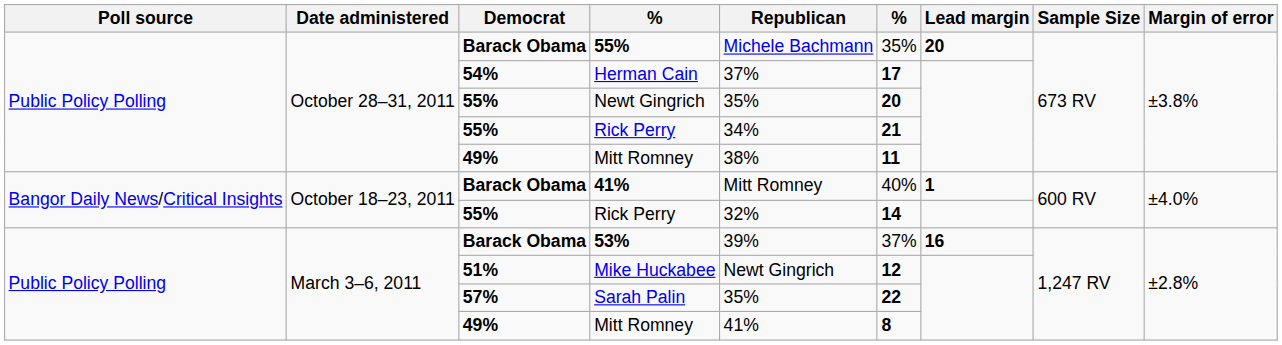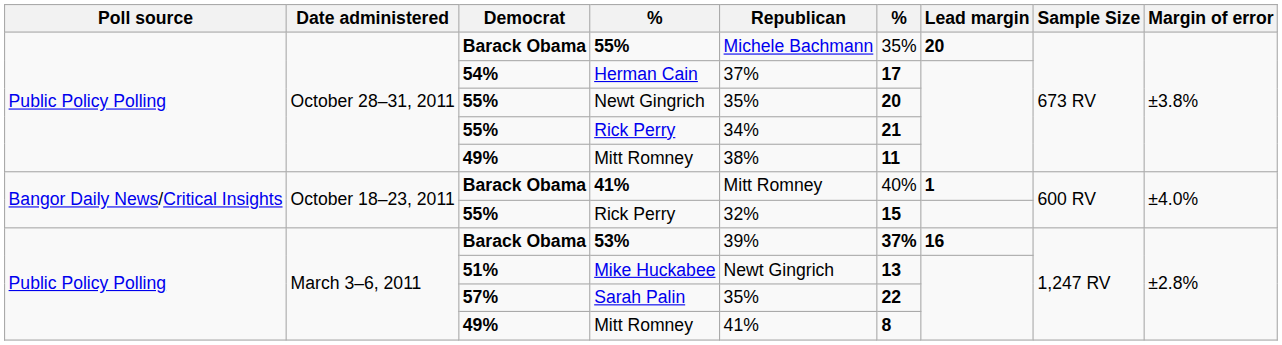(891, 213) 14 -> (891, 213) 15
(899, 241) normal -> (899, 241) bold
(891, 269) 12 -> (891, 269) 13
